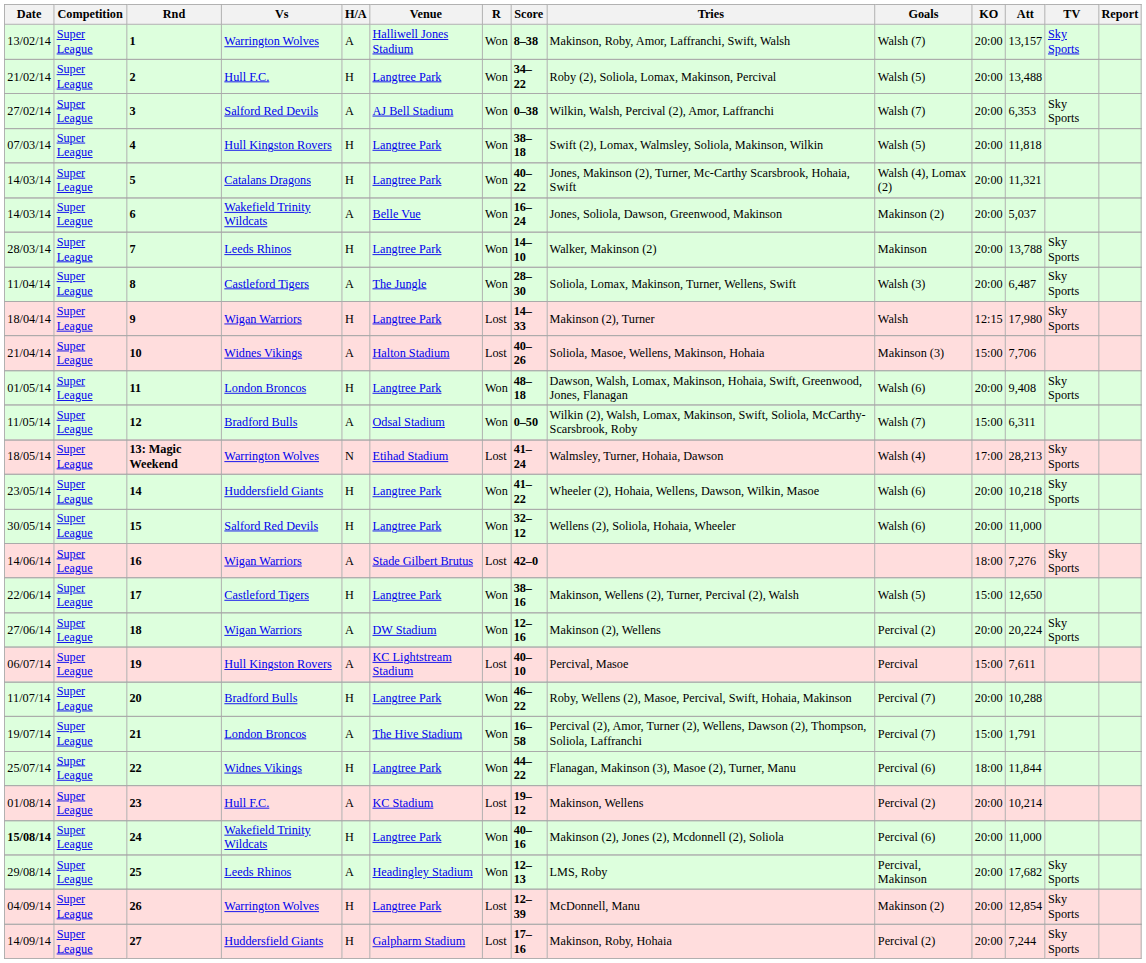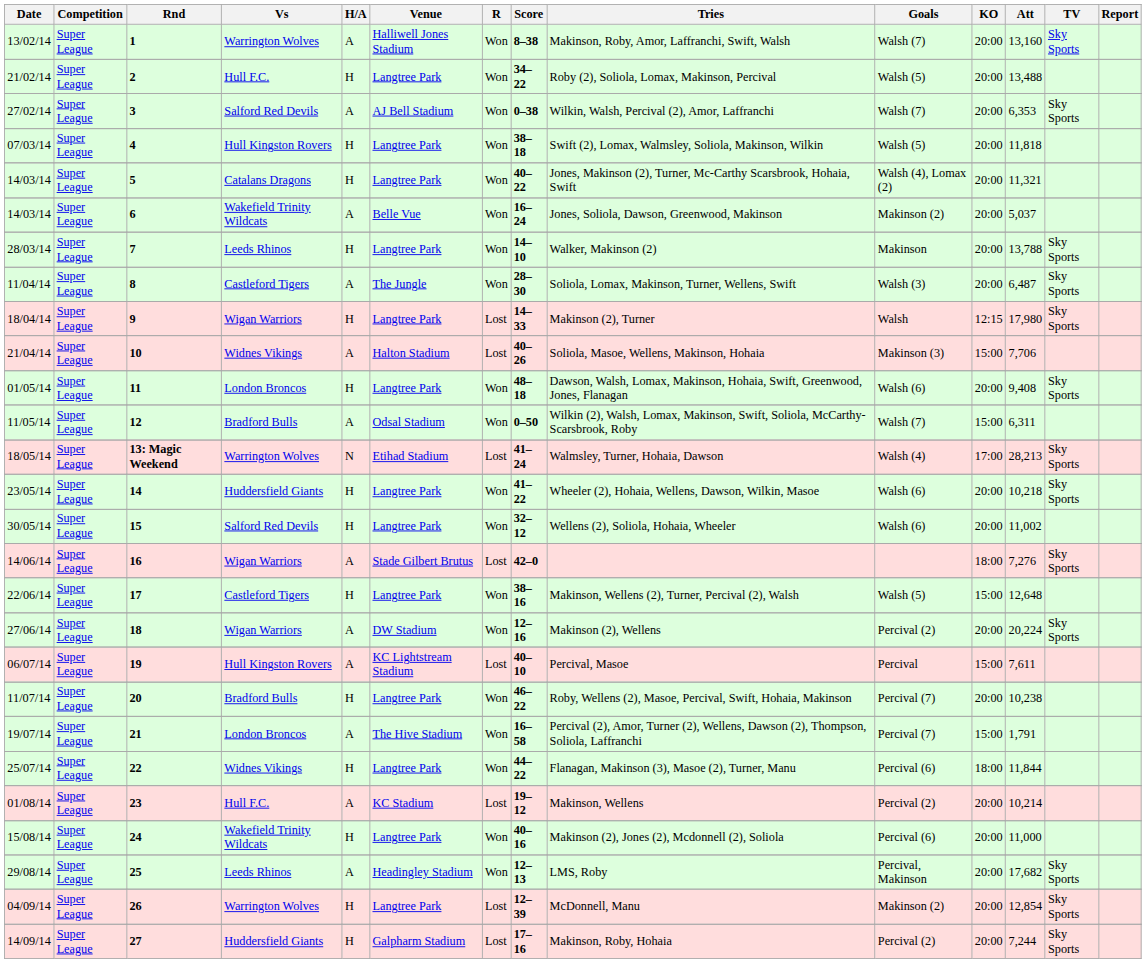(1025, 41) 13,157 -> (1025, 41) 13,160
(1025, 525) 11,000 -> (1025, 525) 11,002
(1025, 595) 12,650 -> (1025, 595) 12,648
(1025, 698) 10,288 -> (1025, 698) 10,238
(29, 837) bold -> (29, 837) normal
